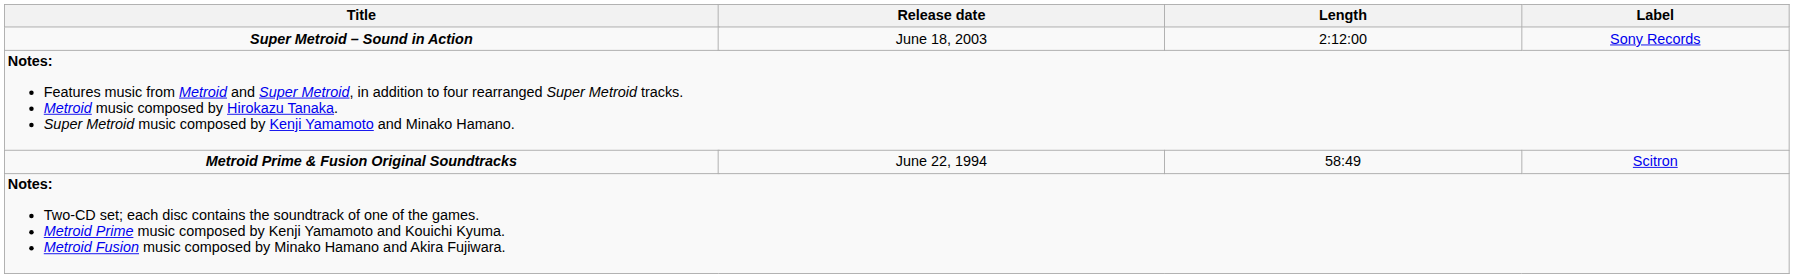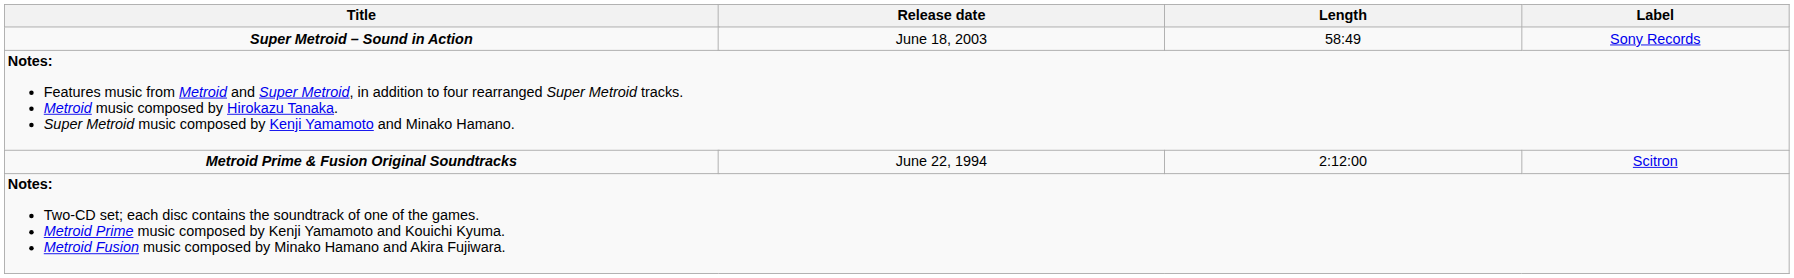(1343, 38) 2:12:00 -> (1343, 38) 58:49
(1343, 161) 58:49 -> (1343, 161) 2:12:00
